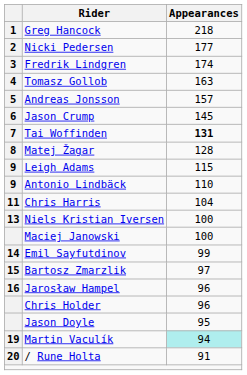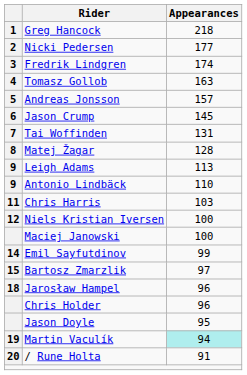(204, 133) bold -> (204, 133) normal
(204, 167) 115 -> (204, 167) 113
(204, 202) 104 -> (204, 202) 103
(13, 219) 13 -> (13, 219) 12
(13, 288) 16 -> (13, 288) 18
